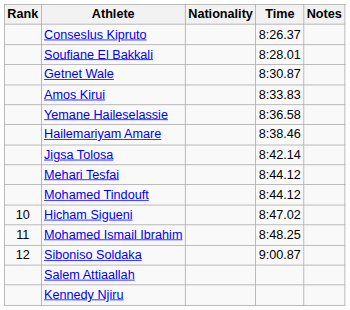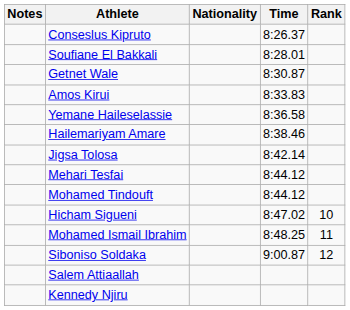columns swapped: (23, 14) <-> (324, 14)
